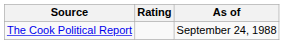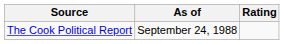columns swapped: (154, 13) <-> (227, 13)
